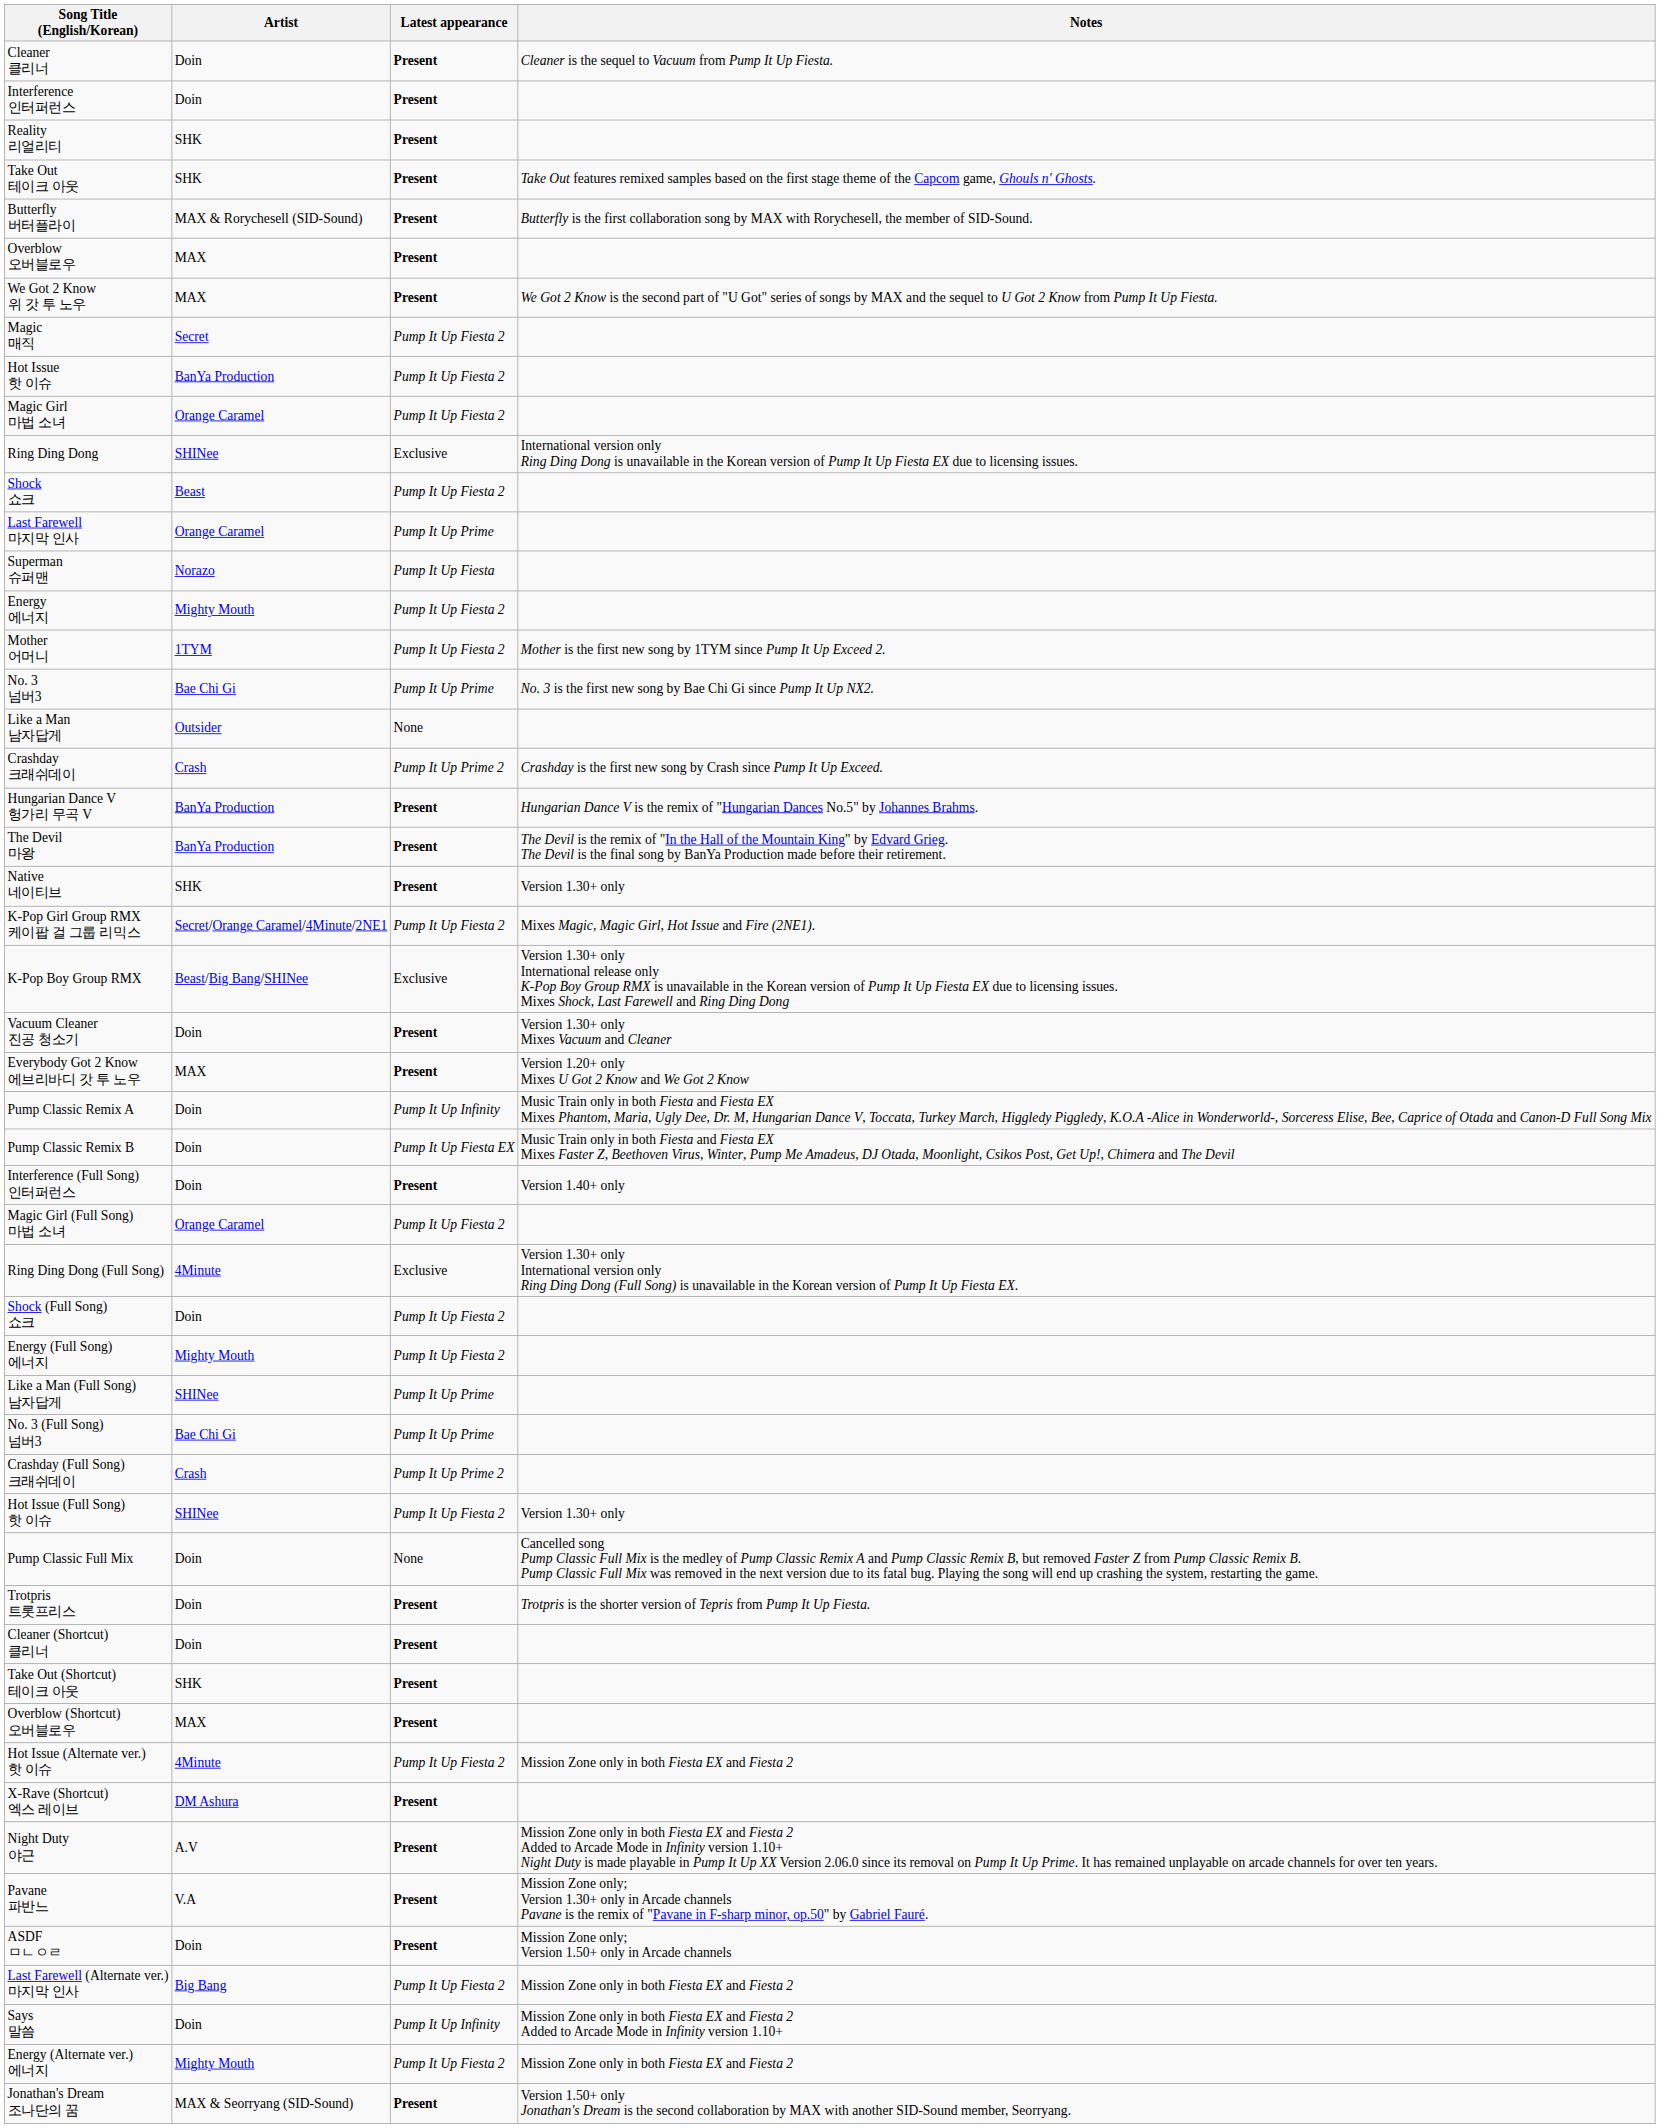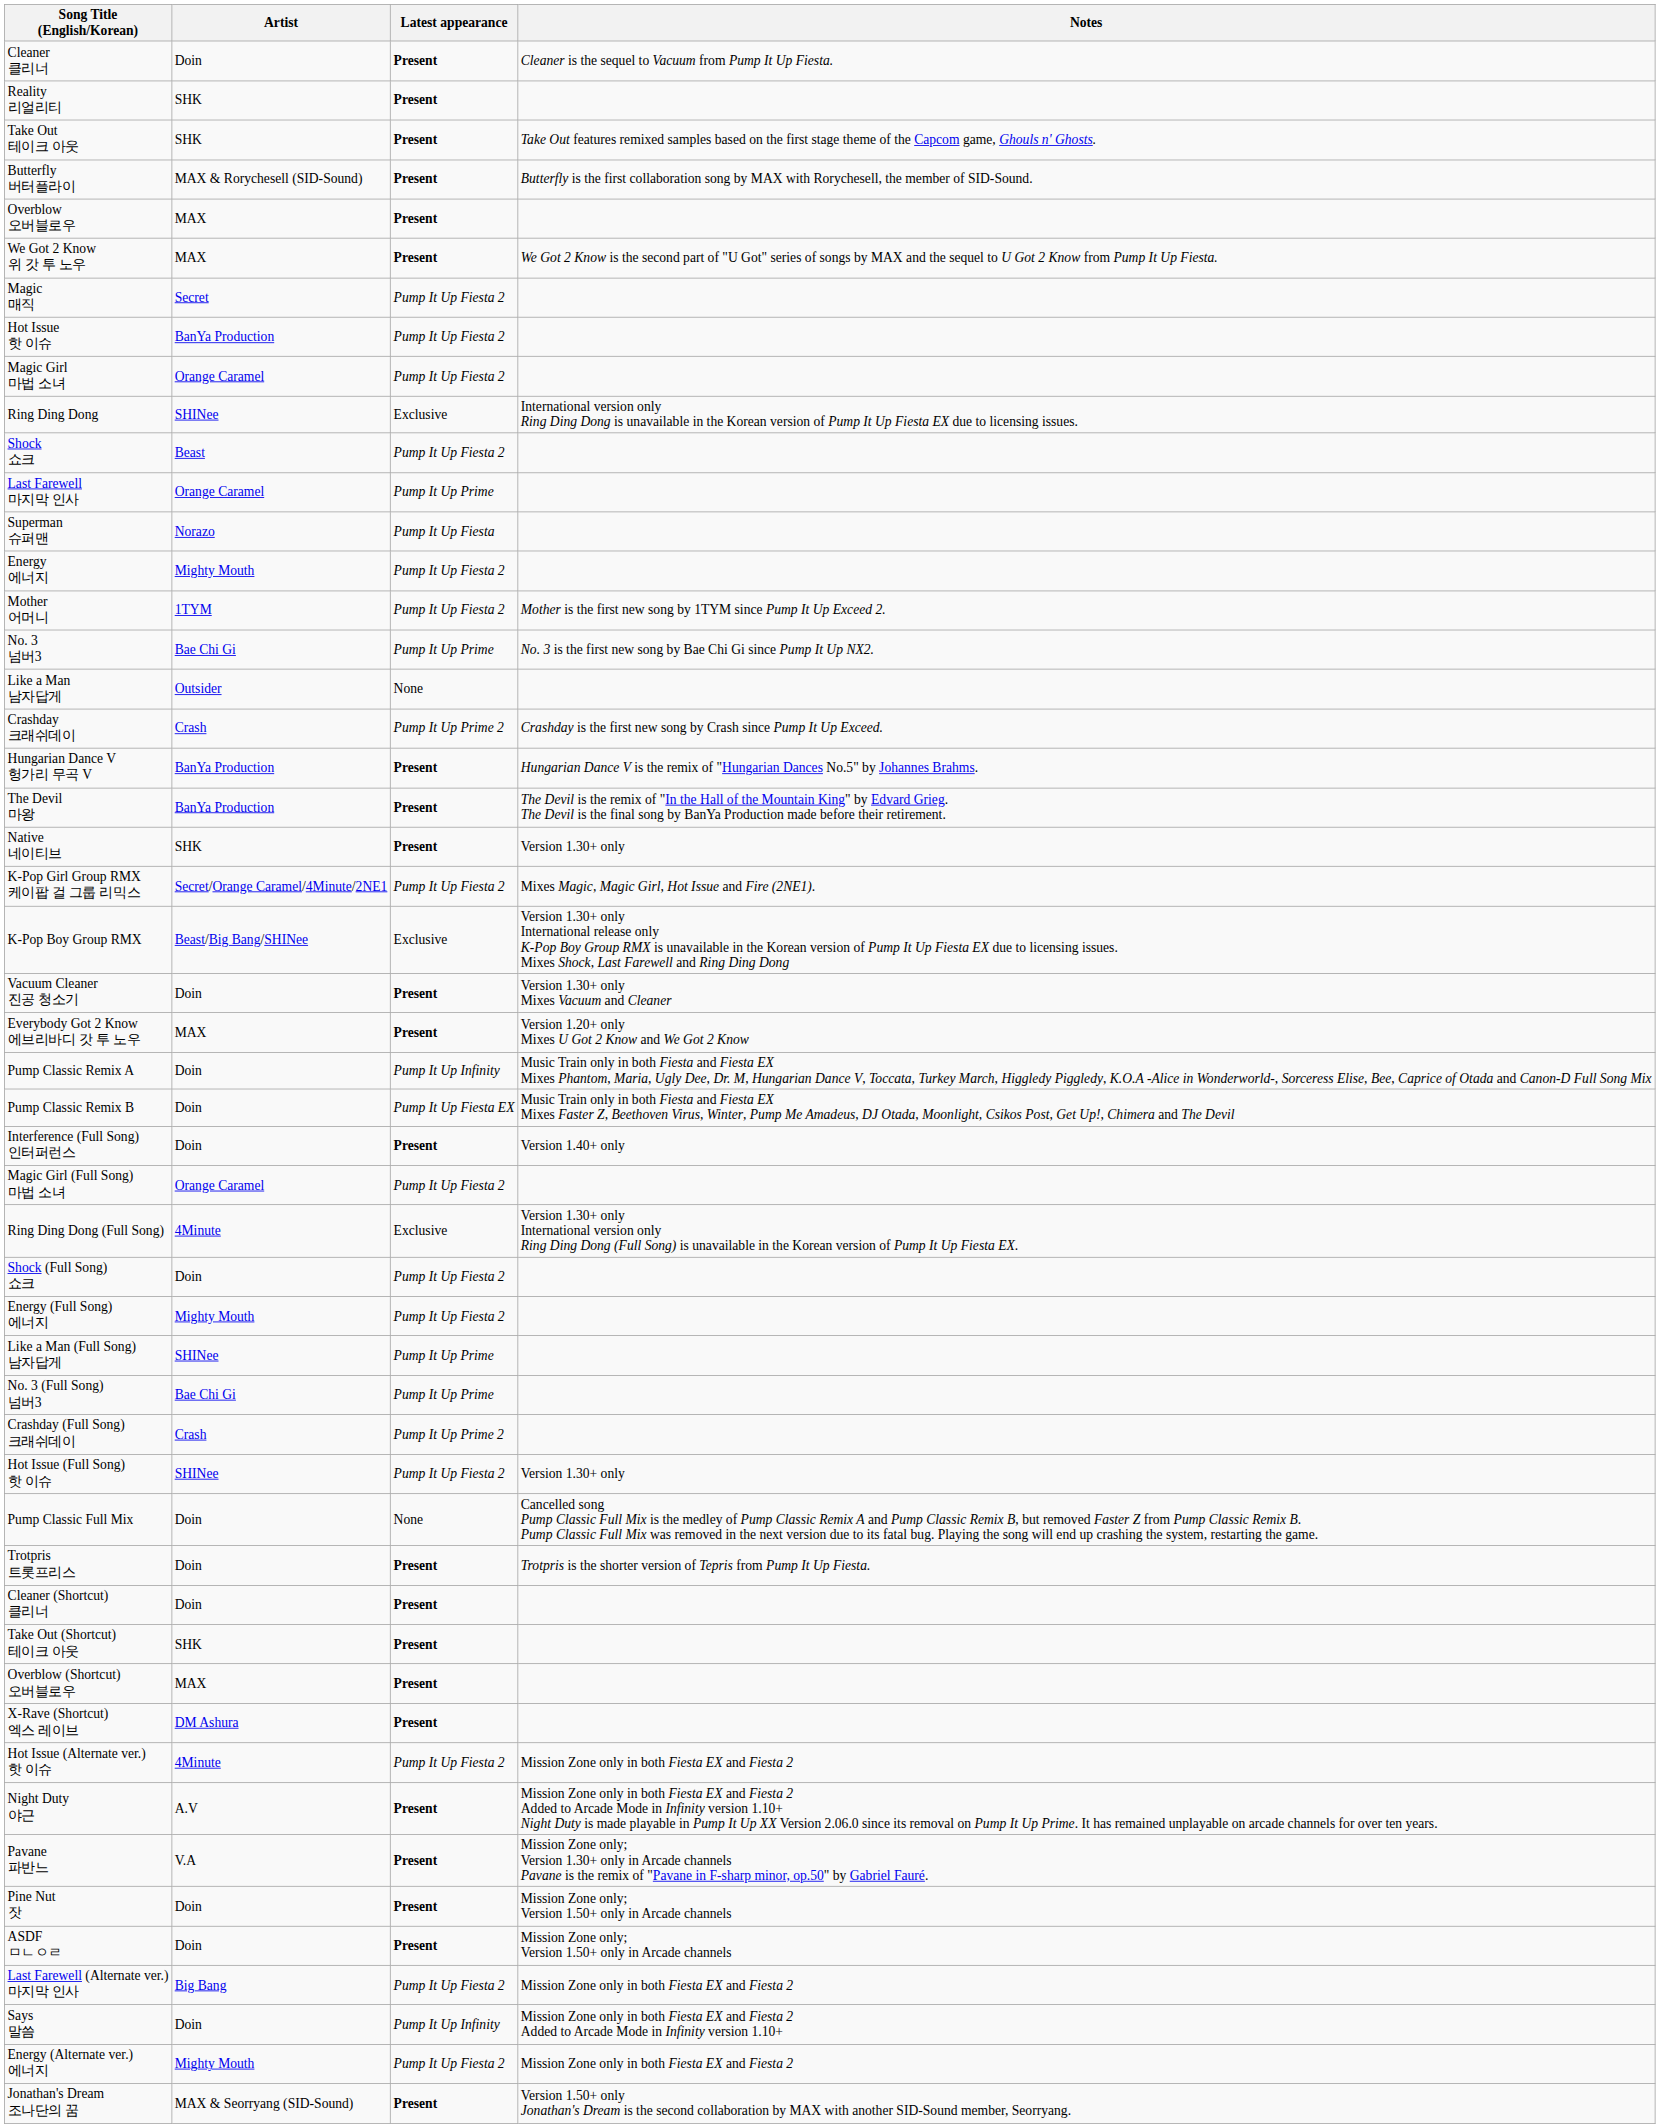- row: (42, 99)
rows swapped: (58, 1801) <-> (77, 1761)
+ row: (32, 1905)
